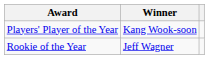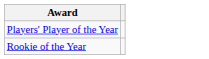- column: (160, 12)
